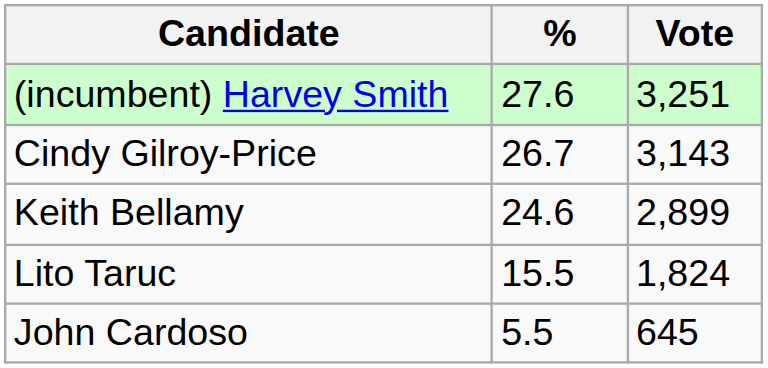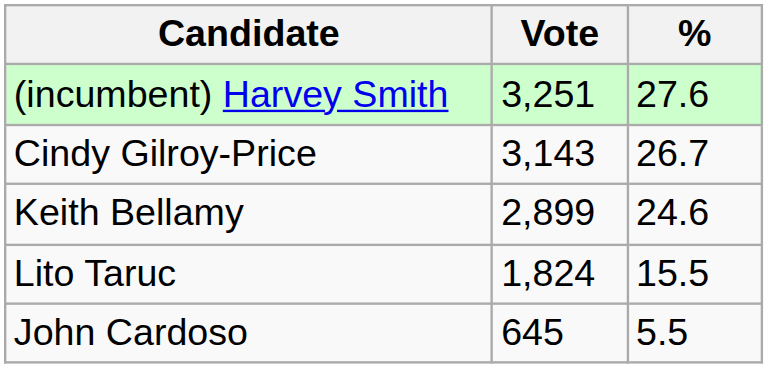columns swapped: (695, 34) <-> (560, 34)
